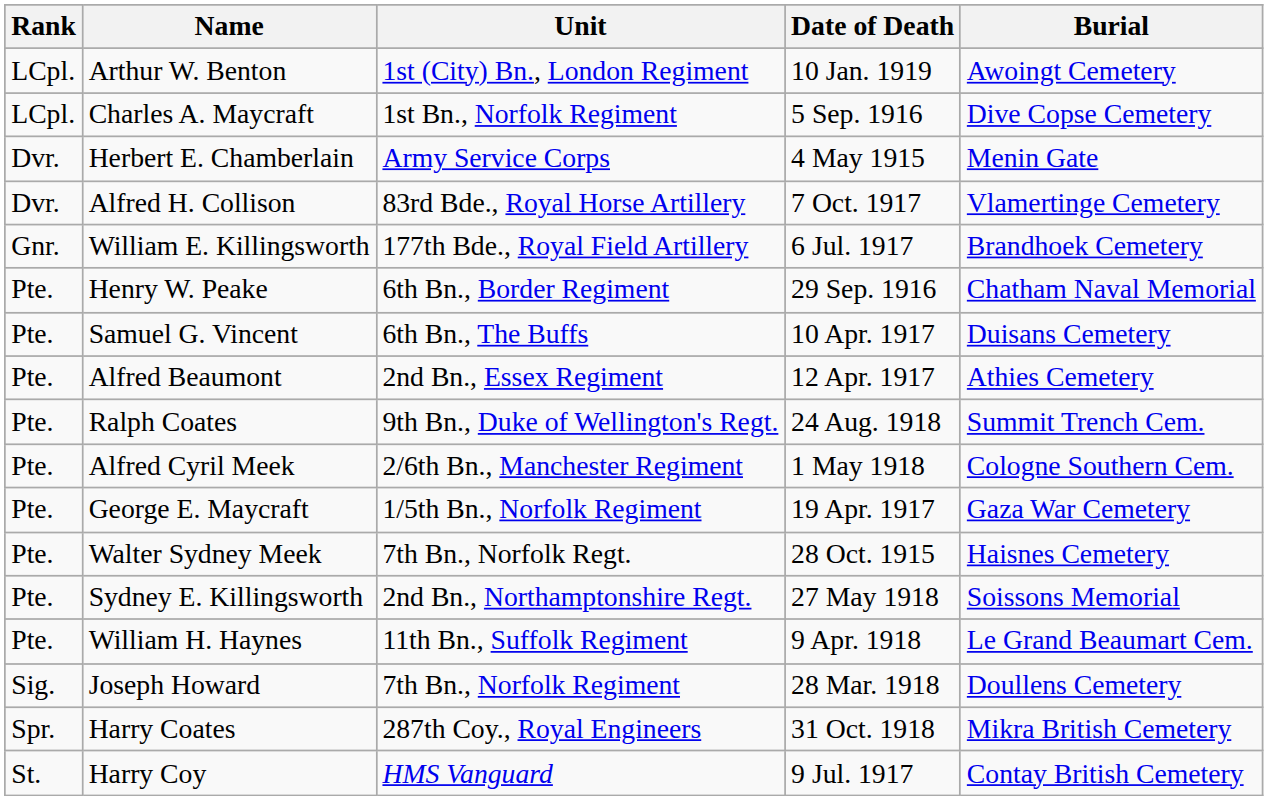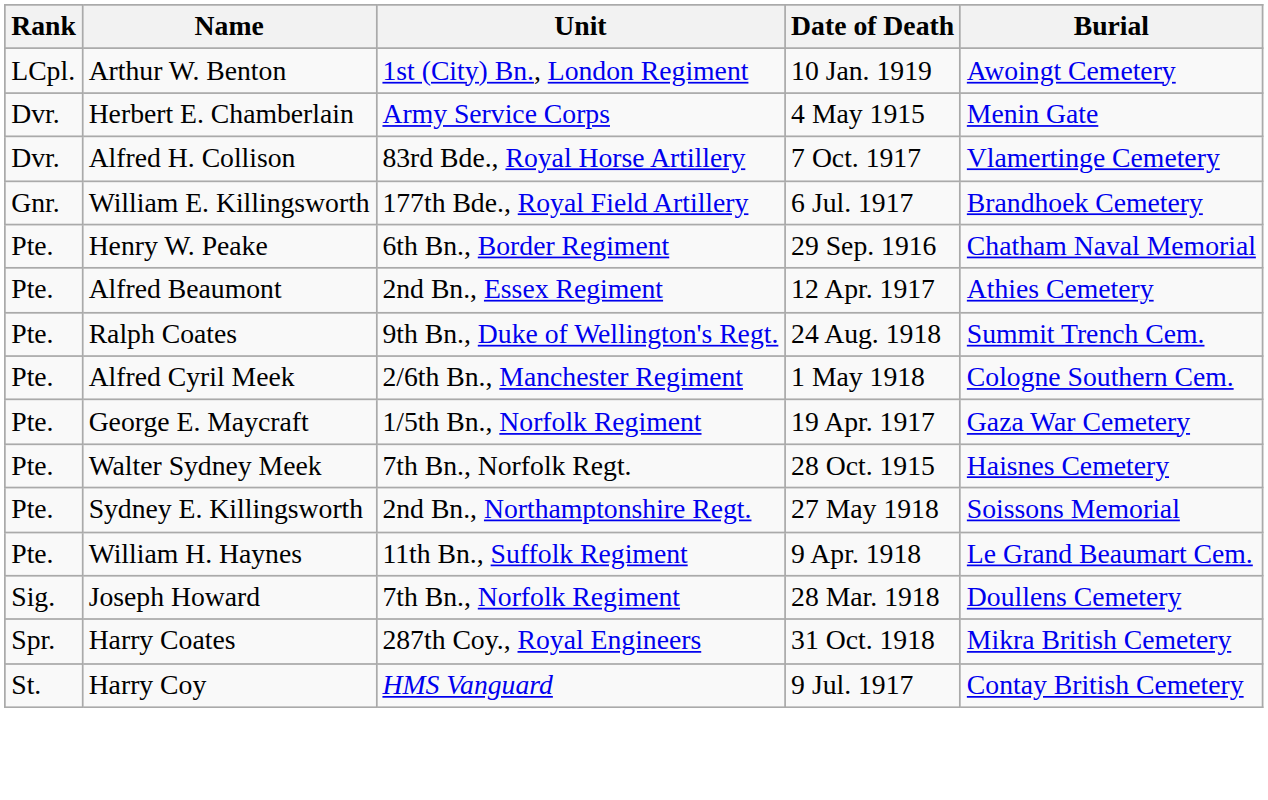- row: (201, 114)
- row: (193, 333)
